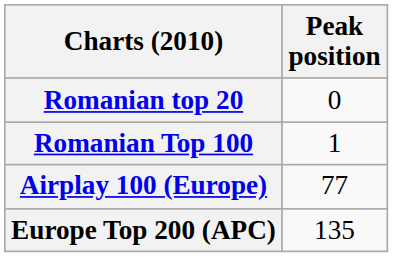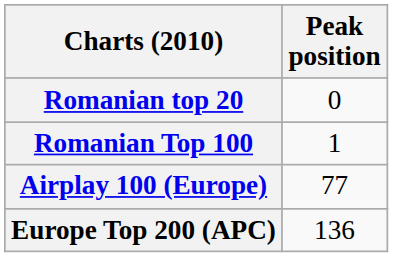(335, 229) 135 -> (335, 229) 136
